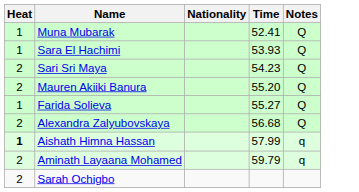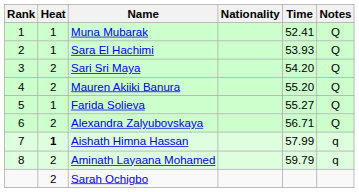+ column: (21, 14)
(266, 69) 54.23 -> (300, 69) 54.20
(266, 123) 56.68 -> (300, 123) 56.71
